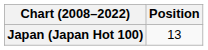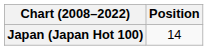(174, 34) 13 -> (174, 34) 14
